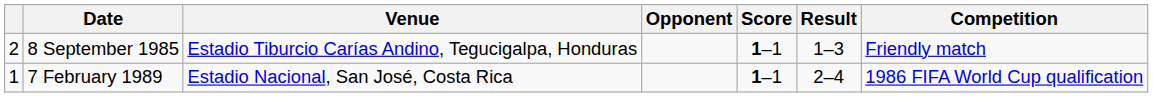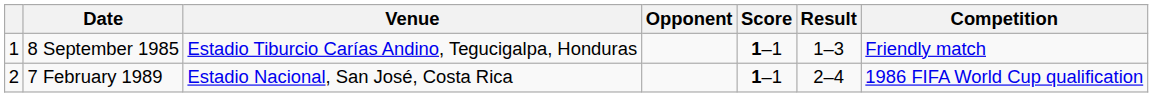(14, 48) 2 -> (14, 48) 1
(14, 77) 1 -> (14, 77) 2
